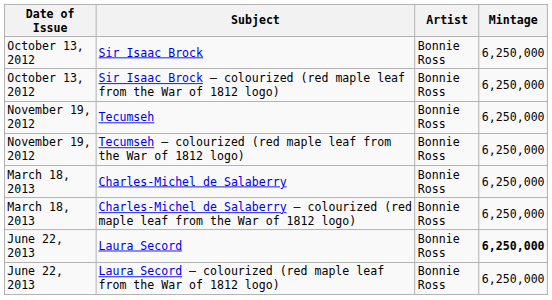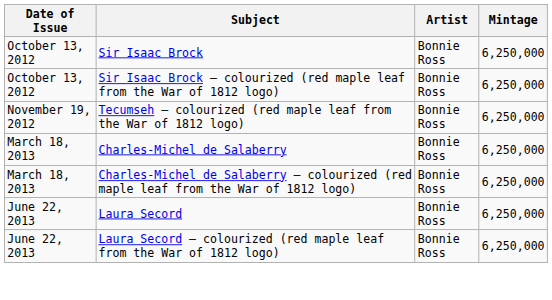- row: (126, 117)
(513, 246) bold -> (513, 214) normal
